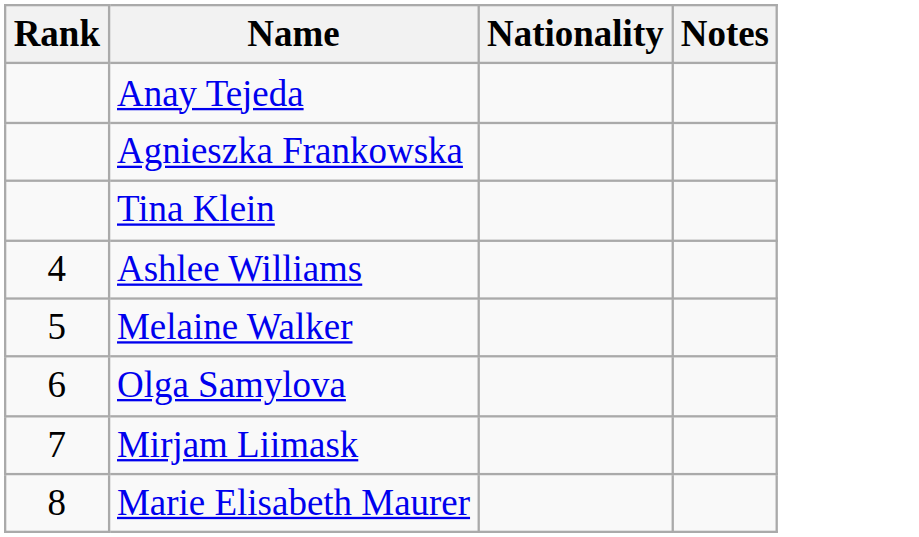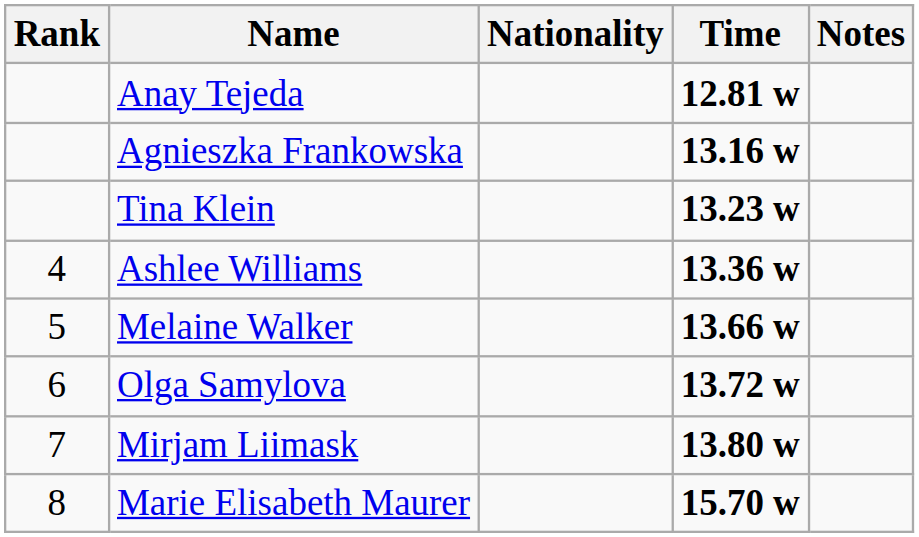+ column: (740, 33)
